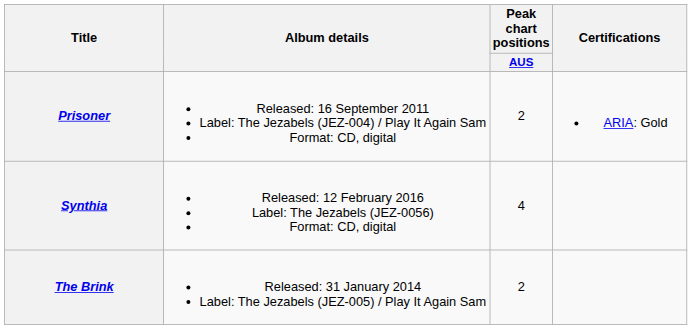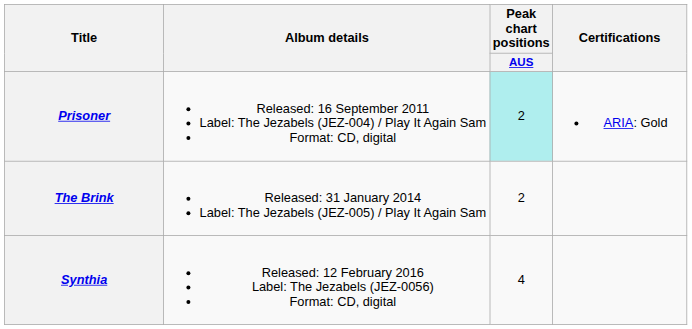(521, 116) no background -> (521, 116) paleturquoise background
rows swapped: (84, 287) <-> (84, 205)
